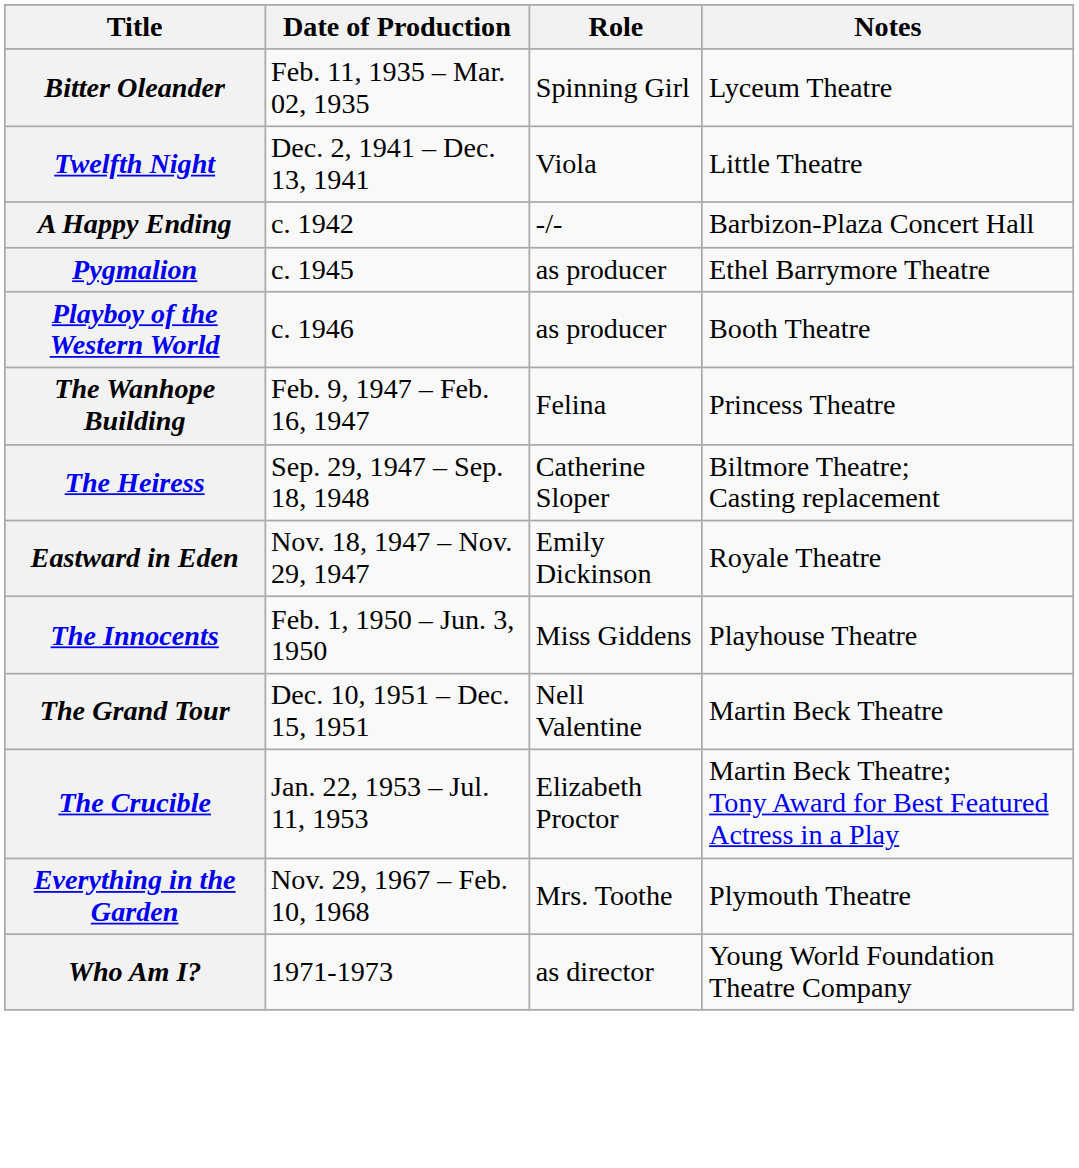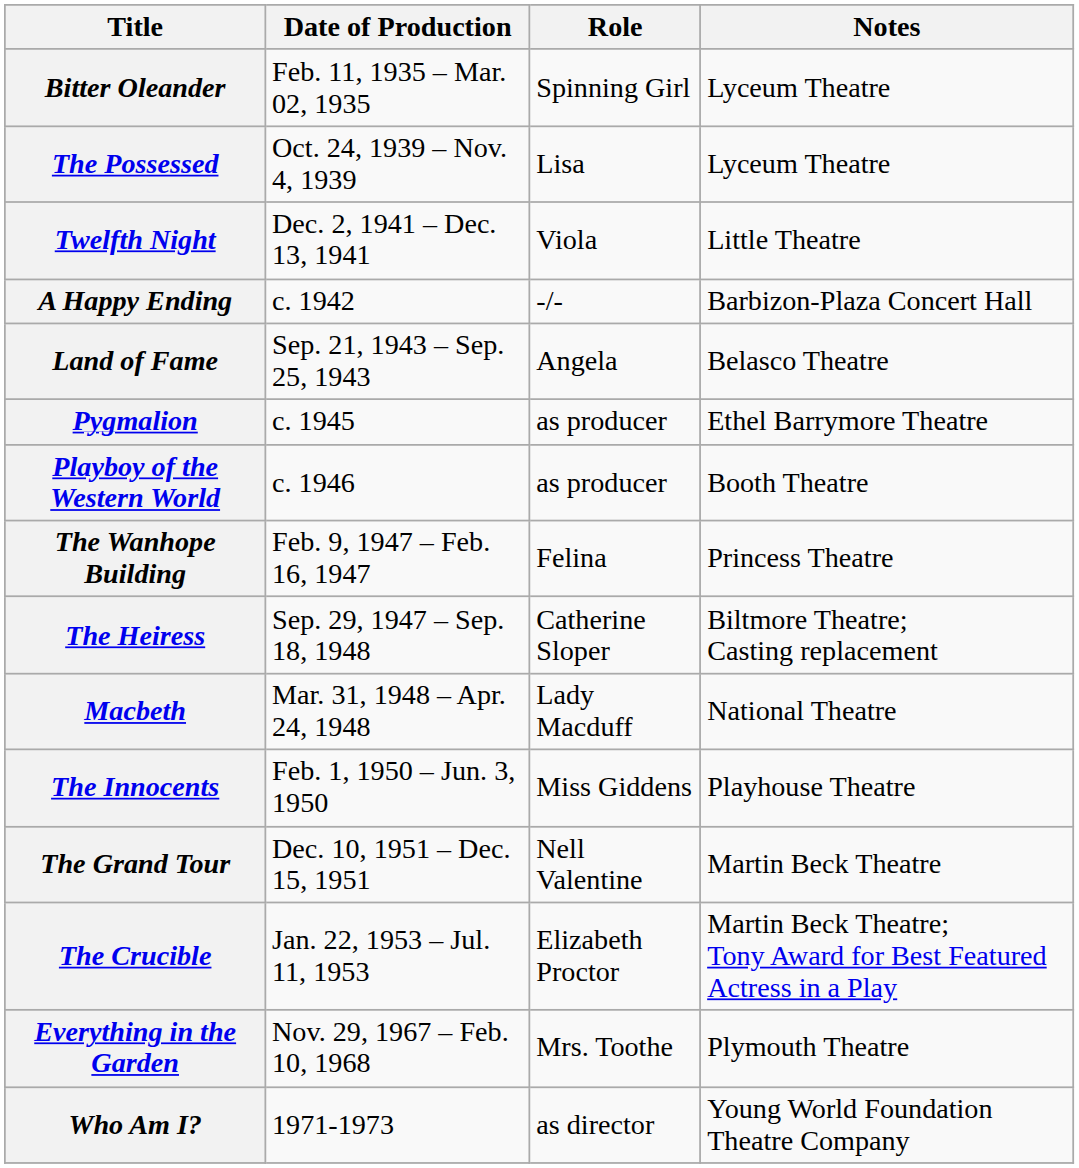+ row: (135, 163)
+ row: (135, 361)
- row: (135, 558)
+ row: (135, 711)
